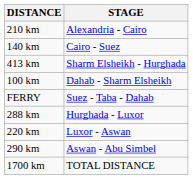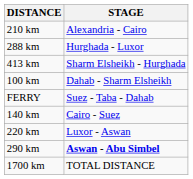rows swapped: (23, 47) <-> (23, 115)
(111, 149) normal -> (113, 149) bold
